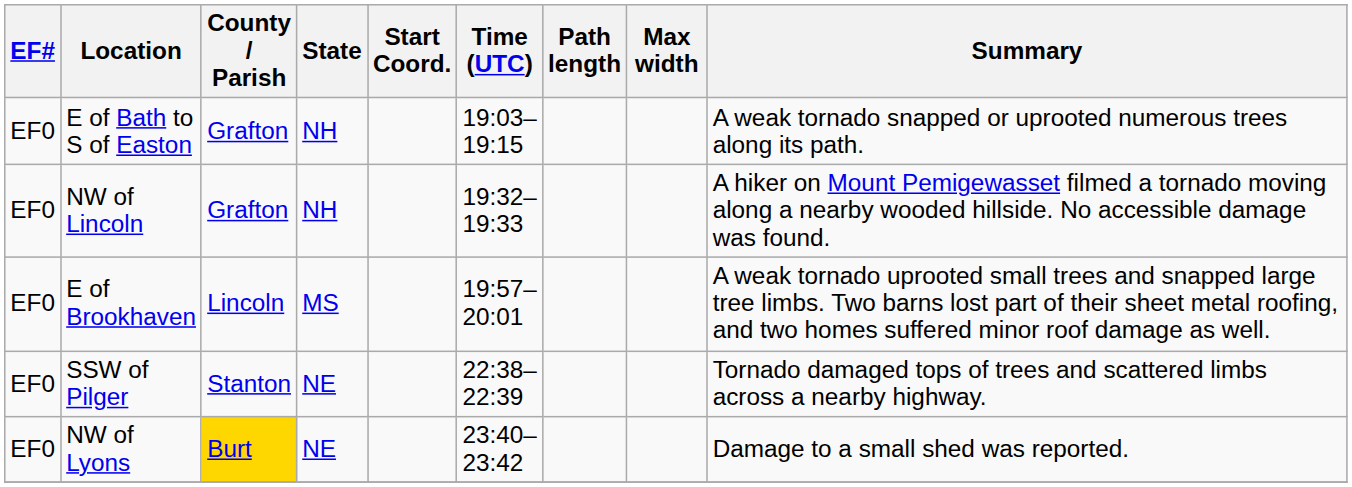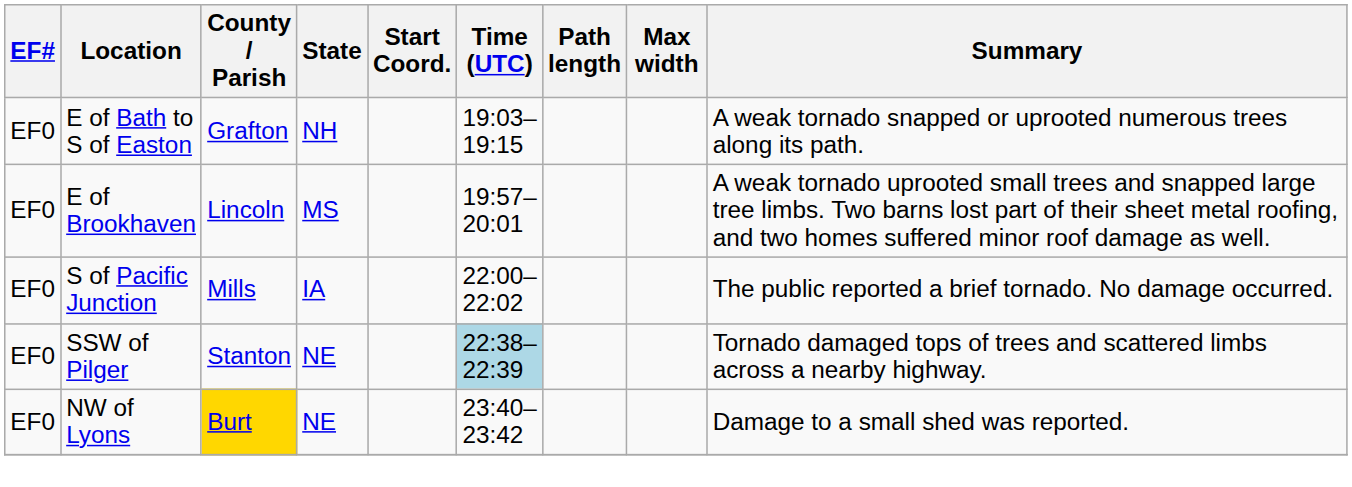- row: (105, 210)
+ row: (127, 289)
(500, 383) no background -> (500, 355) lightblue background
